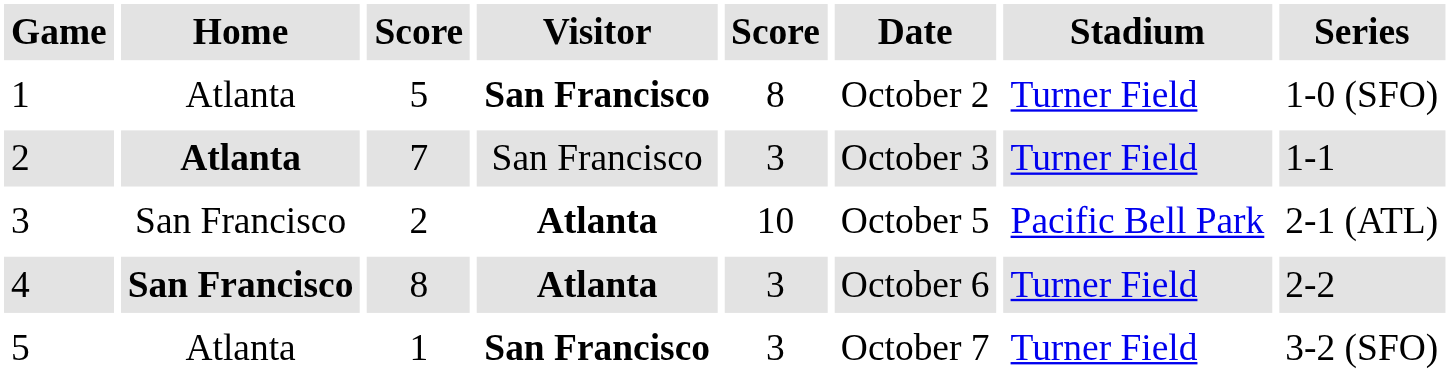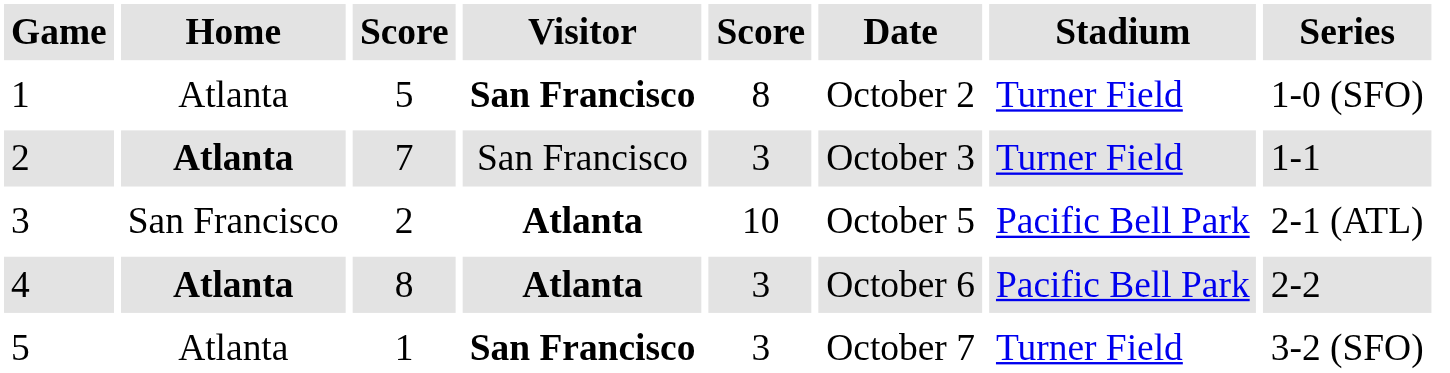(241, 284) San Francisco -> (233, 284) Atlanta
(1104, 284) Turner Field -> (1123, 284) Pacific Bell Park
